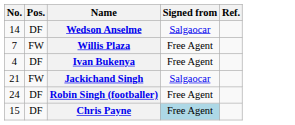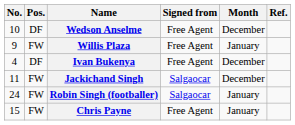+ column: (243, 12)
(14, 29) 14 -> (14, 29) 10
(190, 29) Salgaocar -> (190, 29) Free Agent
(14, 45) 7 -> (14, 45) 9
(14, 78) 21 -> (14, 78) 11
(36, 95) DF -> (36, 95) FW
(190, 95) Free Agent -> (190, 95) Salgaocar
(36, 111) DF -> (36, 111) FW
(190, 111) lightblue background -> (190, 111) no background
